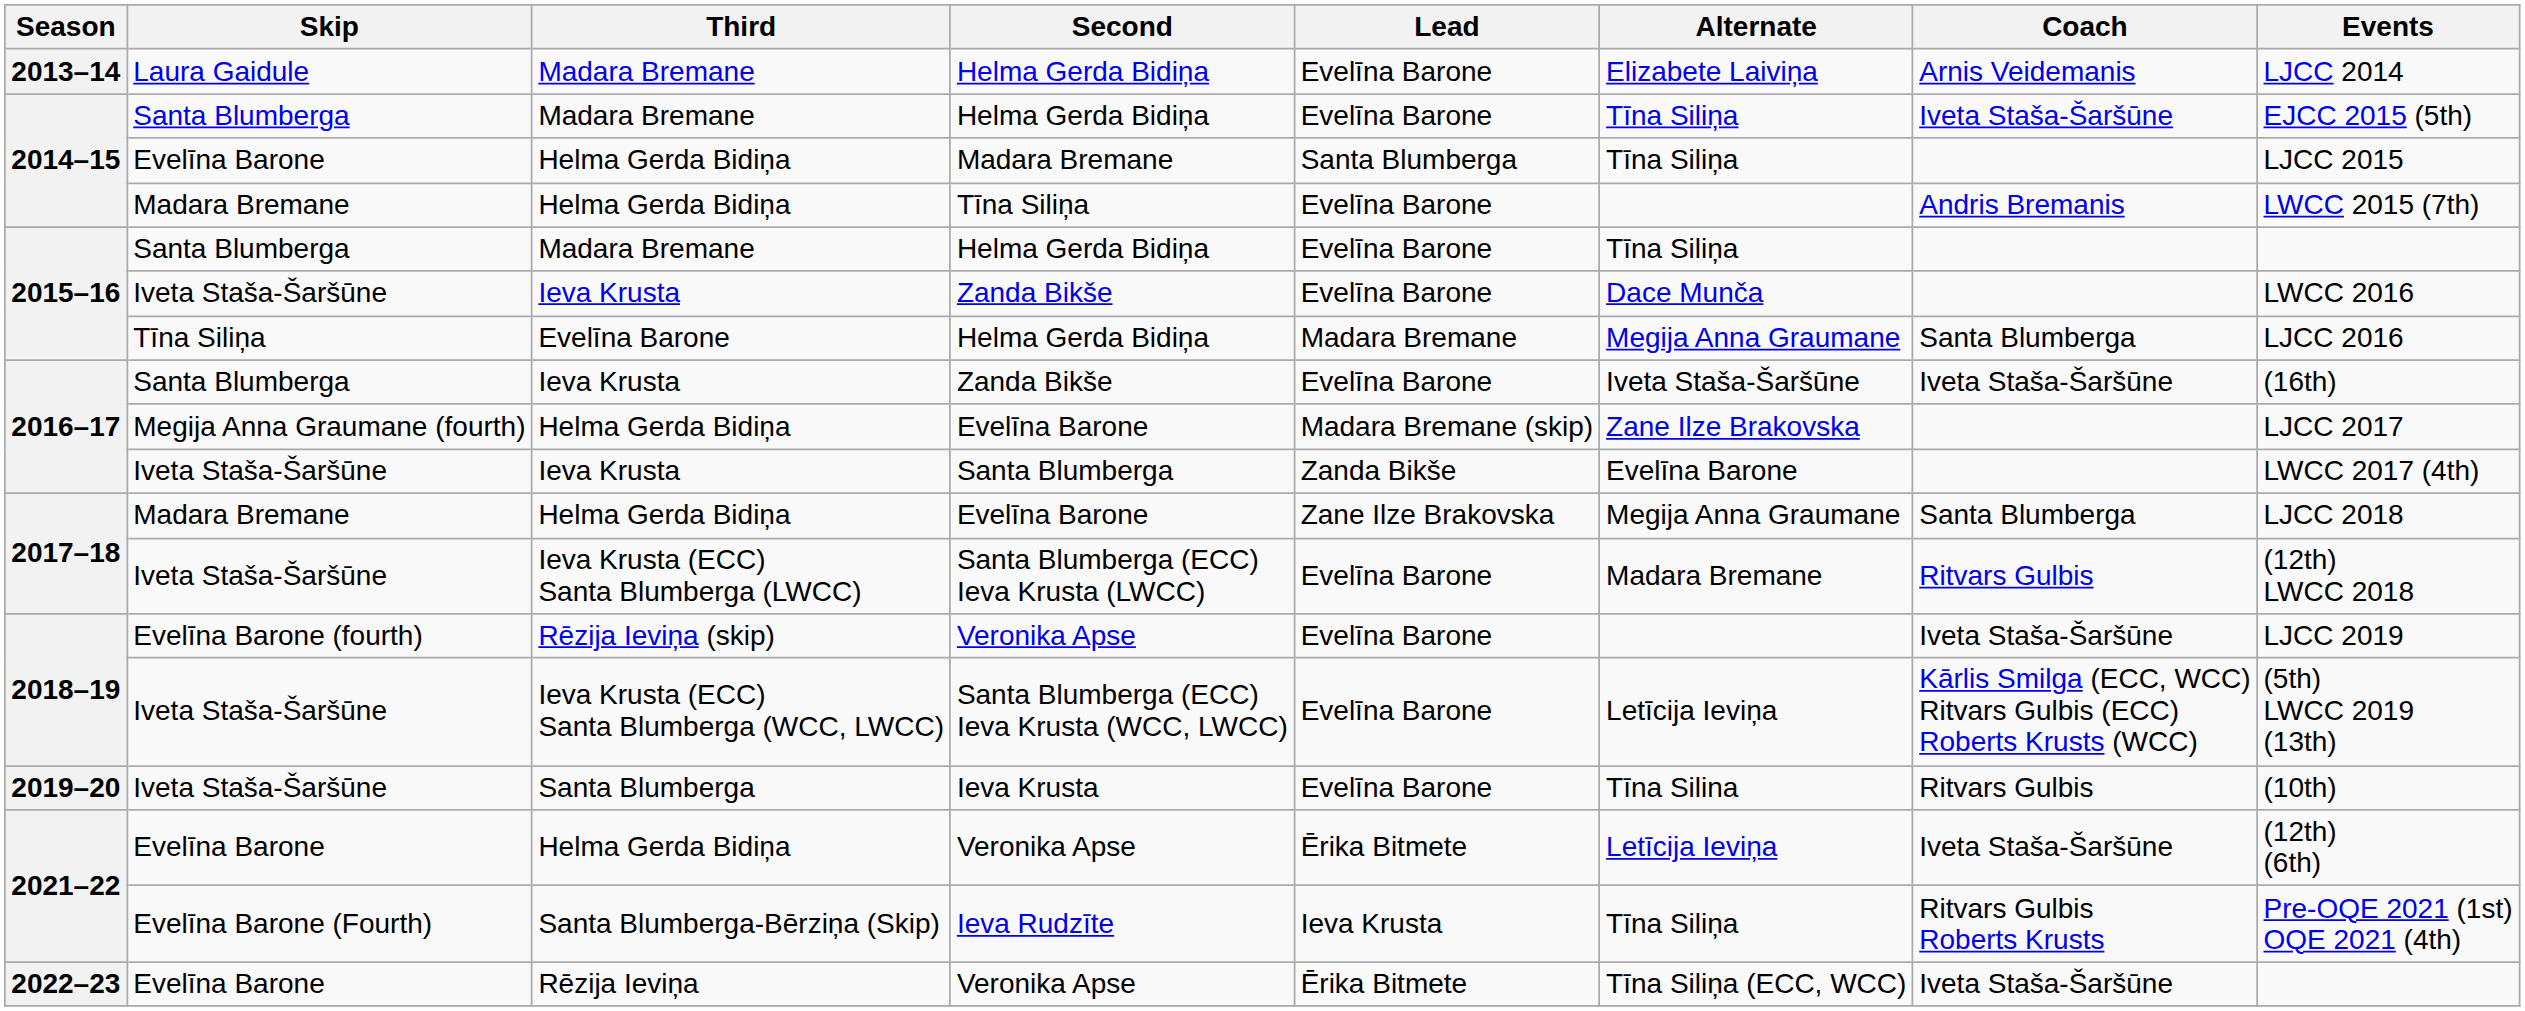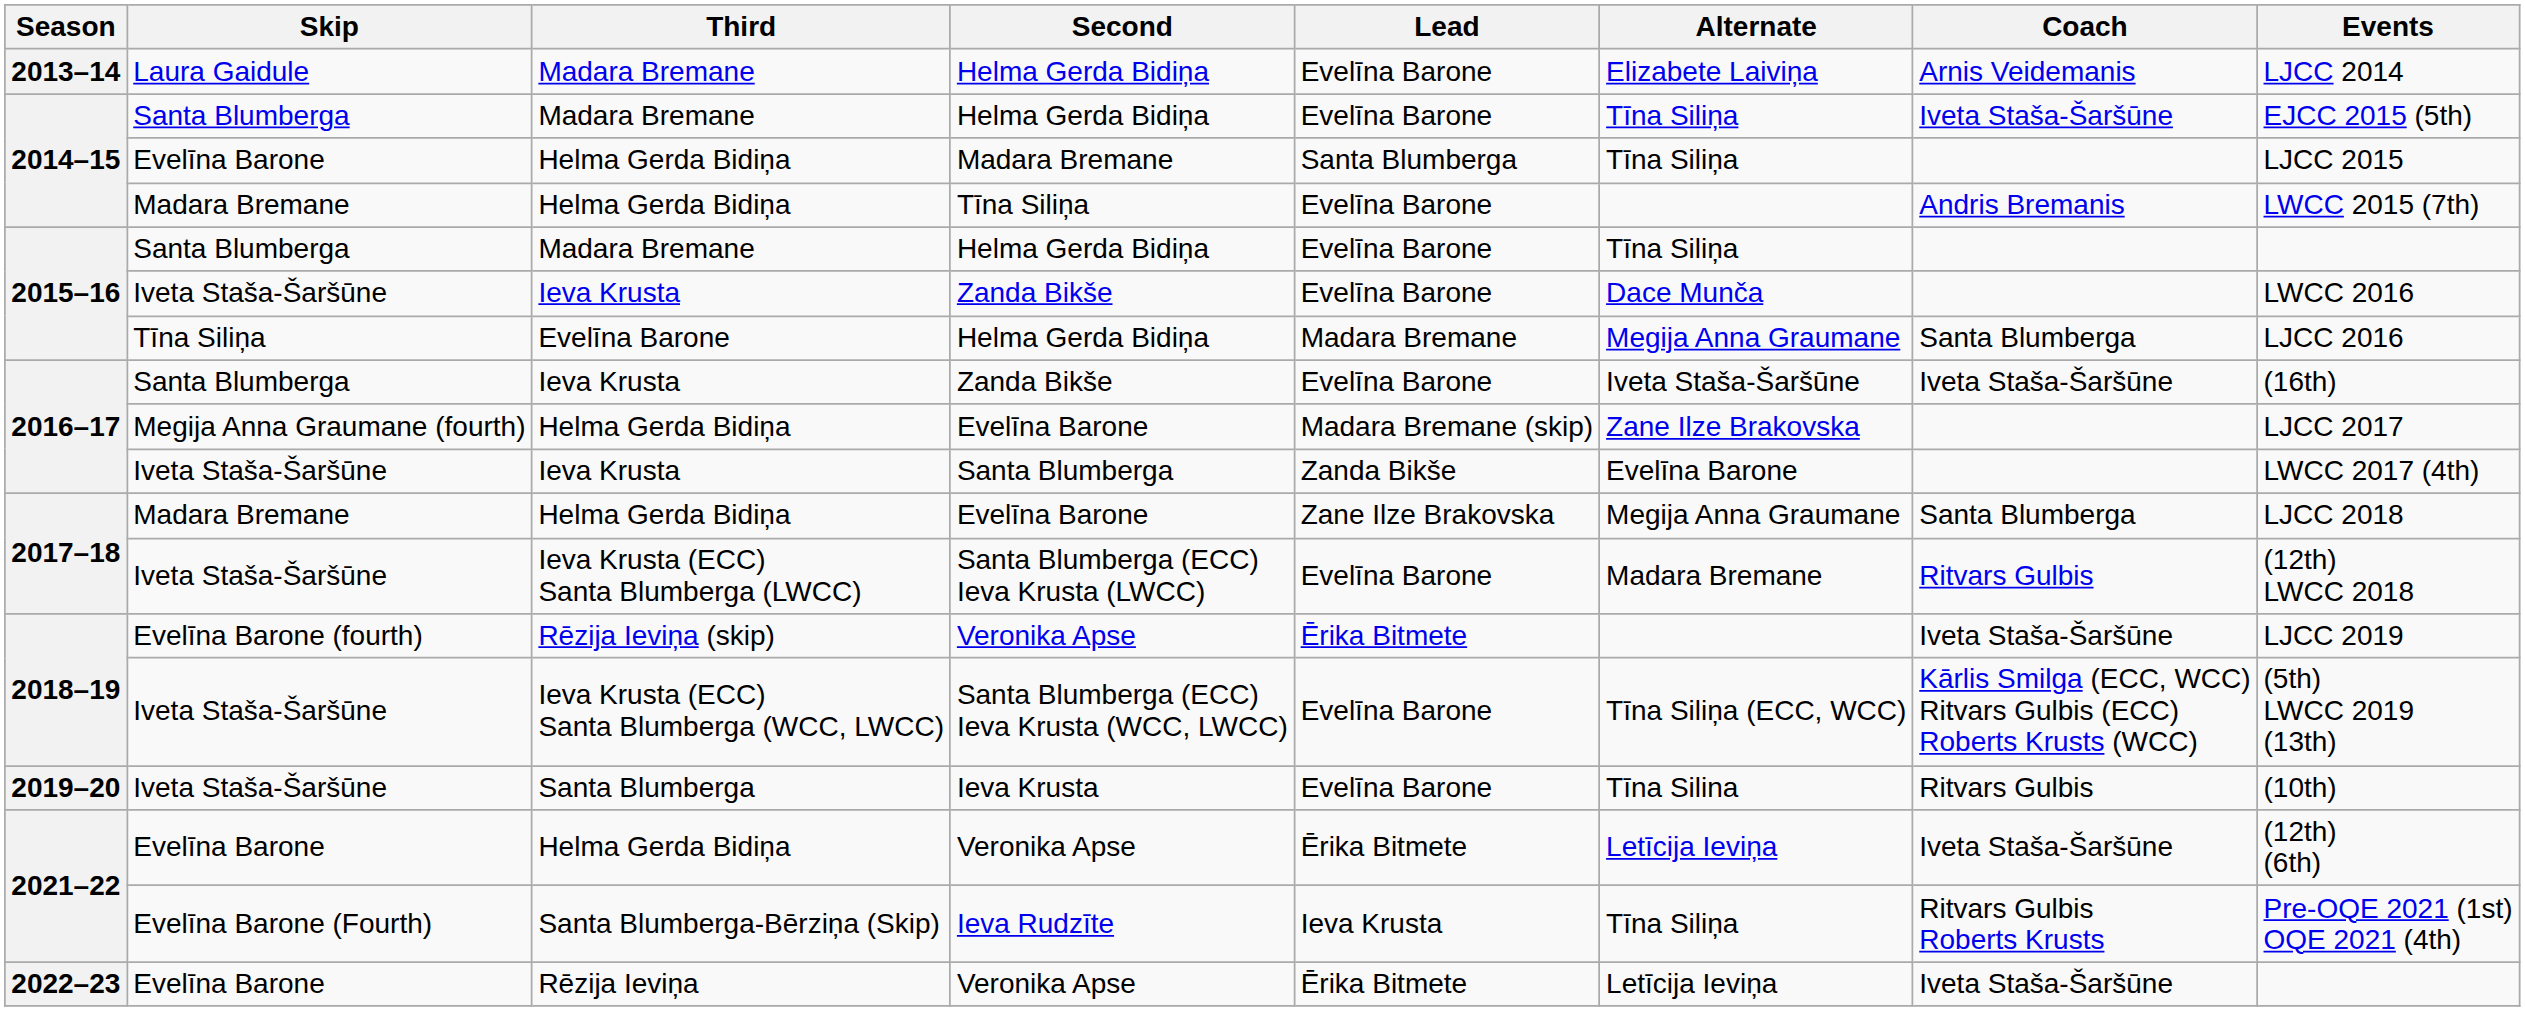(1396, 635) Evelīna Barone -> (1384, 635) Ērika Bitmete
(1692, 711) Letīcija Ieviņa -> (1756, 711) Tīna Siliņa (ECC, WCC)
(1756, 983) Tīna Siliņa (ECC, WCC) -> (1692, 983) Letīcija Ieviņa
